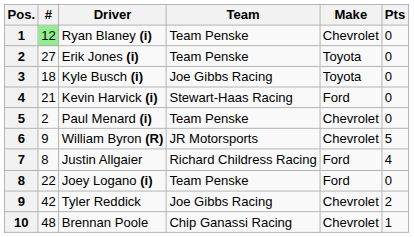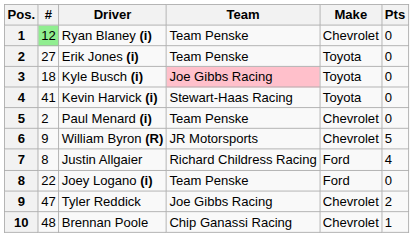(221, 77) no background -> (221, 77) pink background
(48, 98) 21 -> (48, 98) 41
(336, 98) Ford -> (342, 98) Toyota
(48, 201) 42 -> (48, 201) 47
